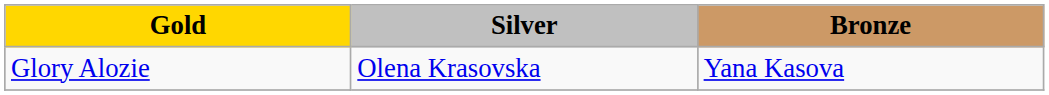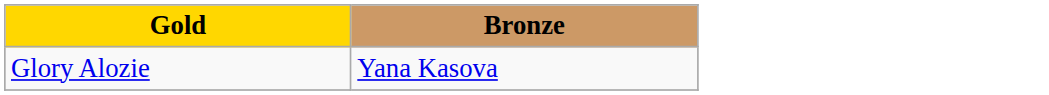- column: (524, 25)
